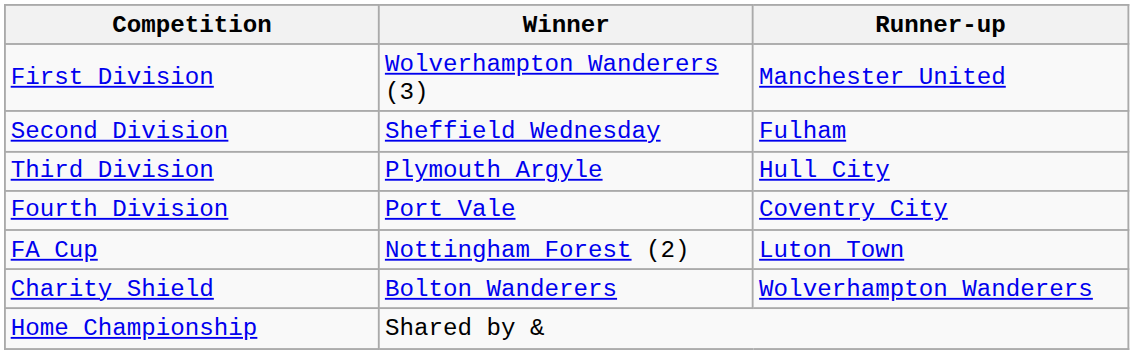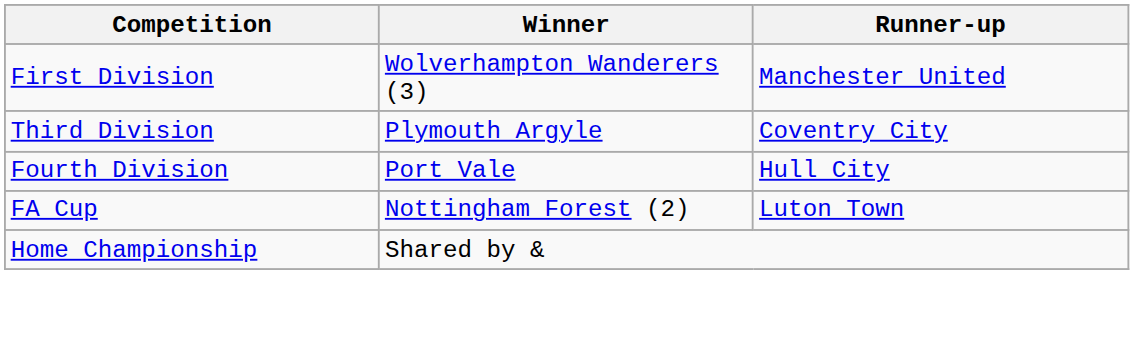- row: (120, 131)
(824, 171) Hull City -> (853, 131) Coventry City
(853, 210) Coventry City -> (824, 171) Hull City
- row: (112, 289)
